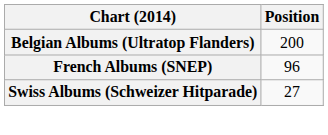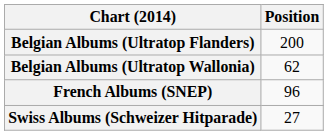+ row: (133, 67)
